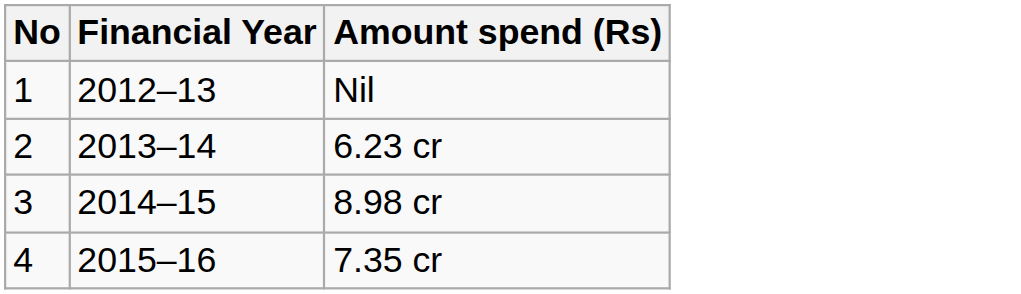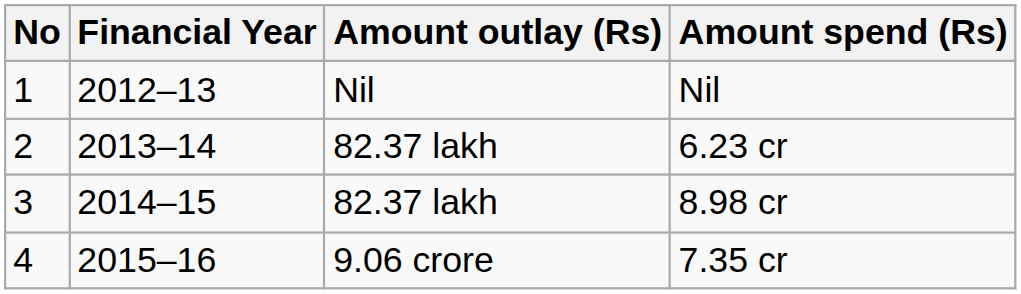+ column: (498, 32)
